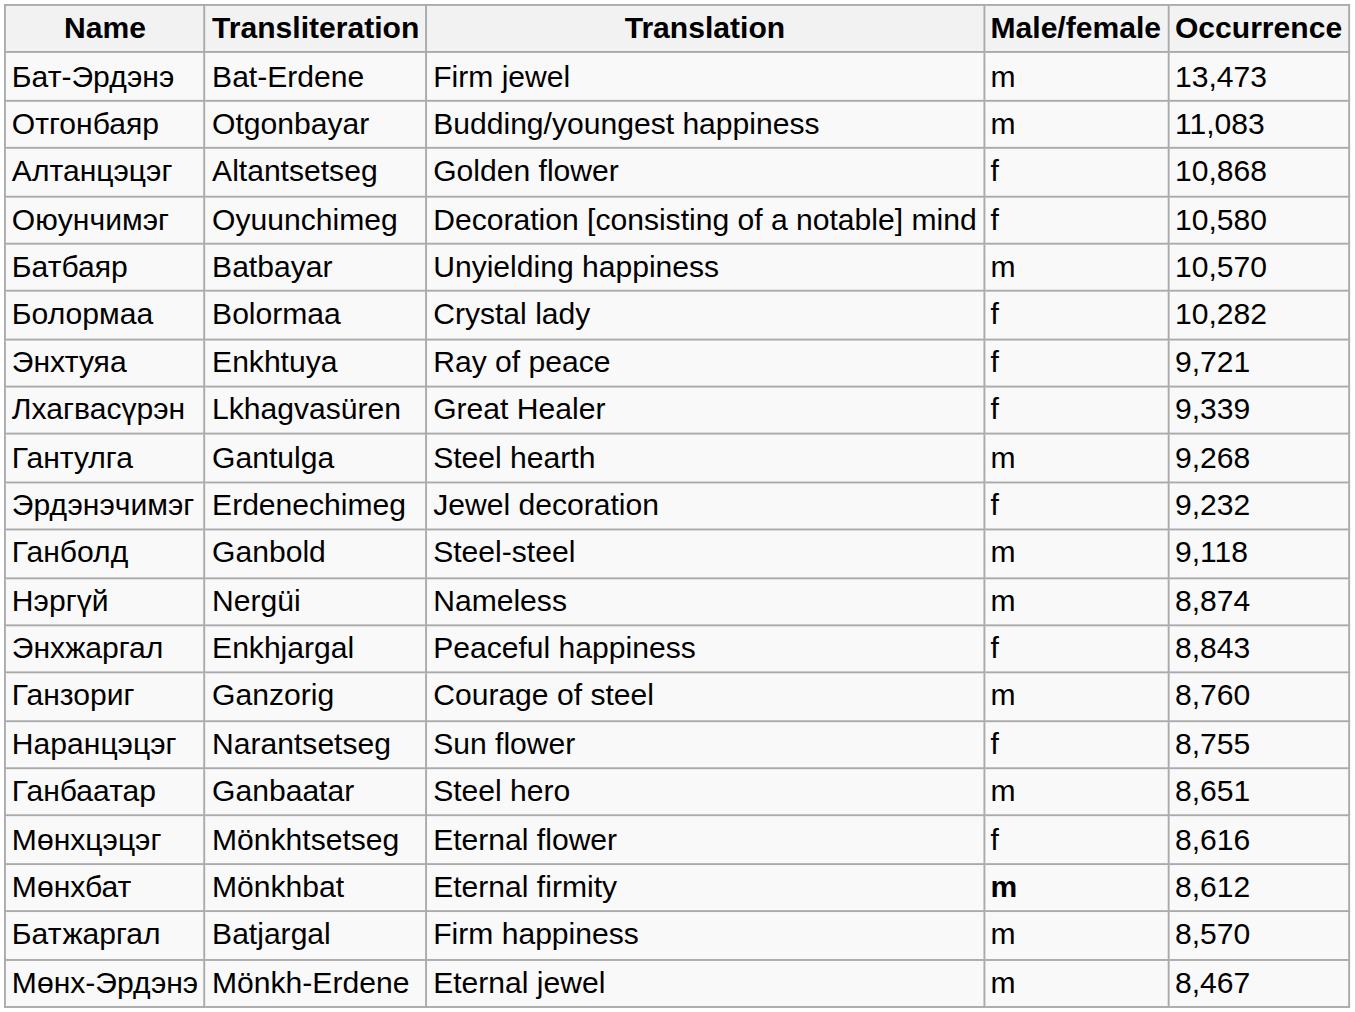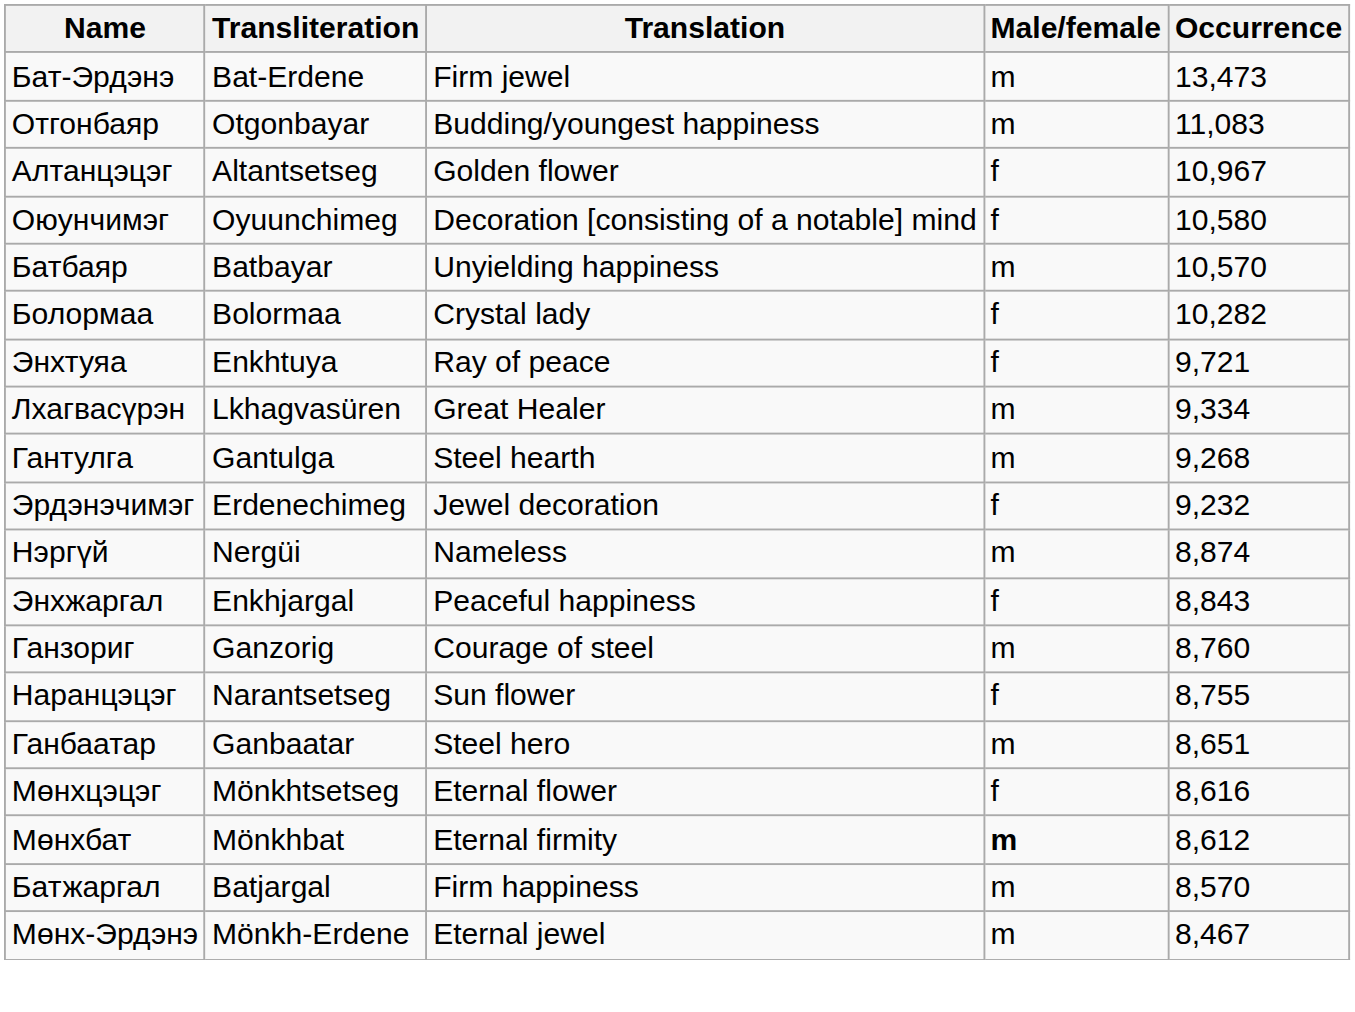(1221, 171) 10,868 -> (1221, 171) 10,967
(995, 409) f -> (1003, 409) m
(1213, 409) 9,339 -> (1213, 409) 9,334
- row: (70, 553)
